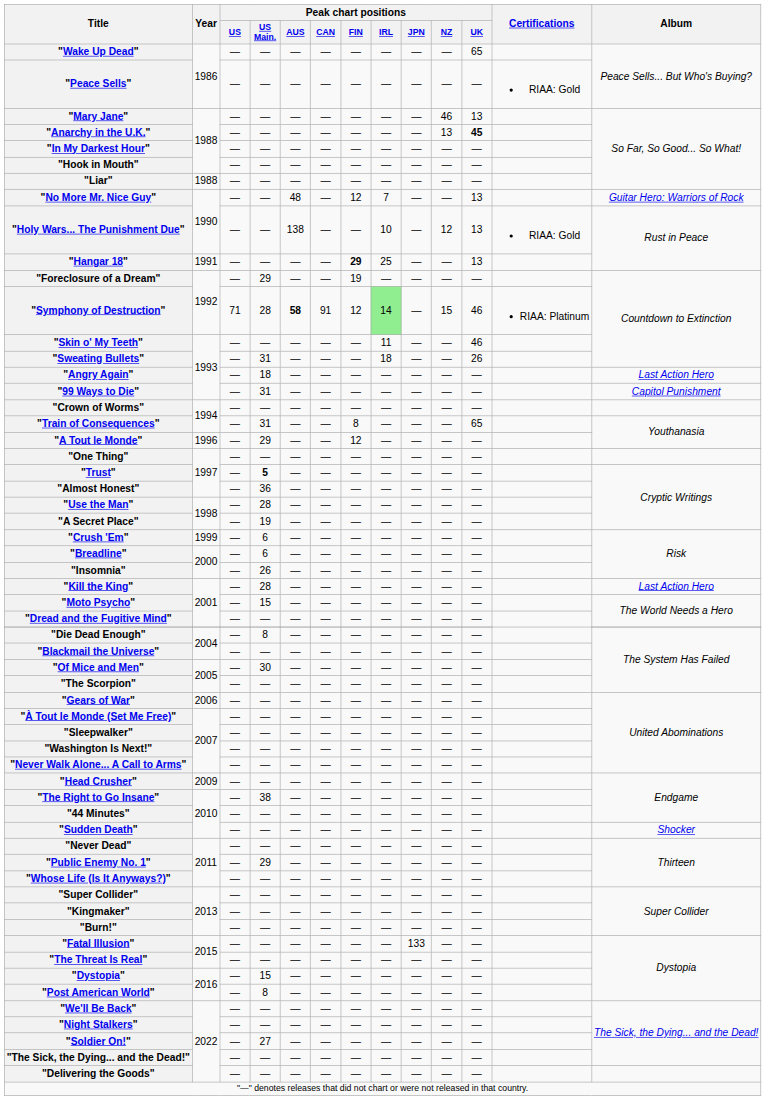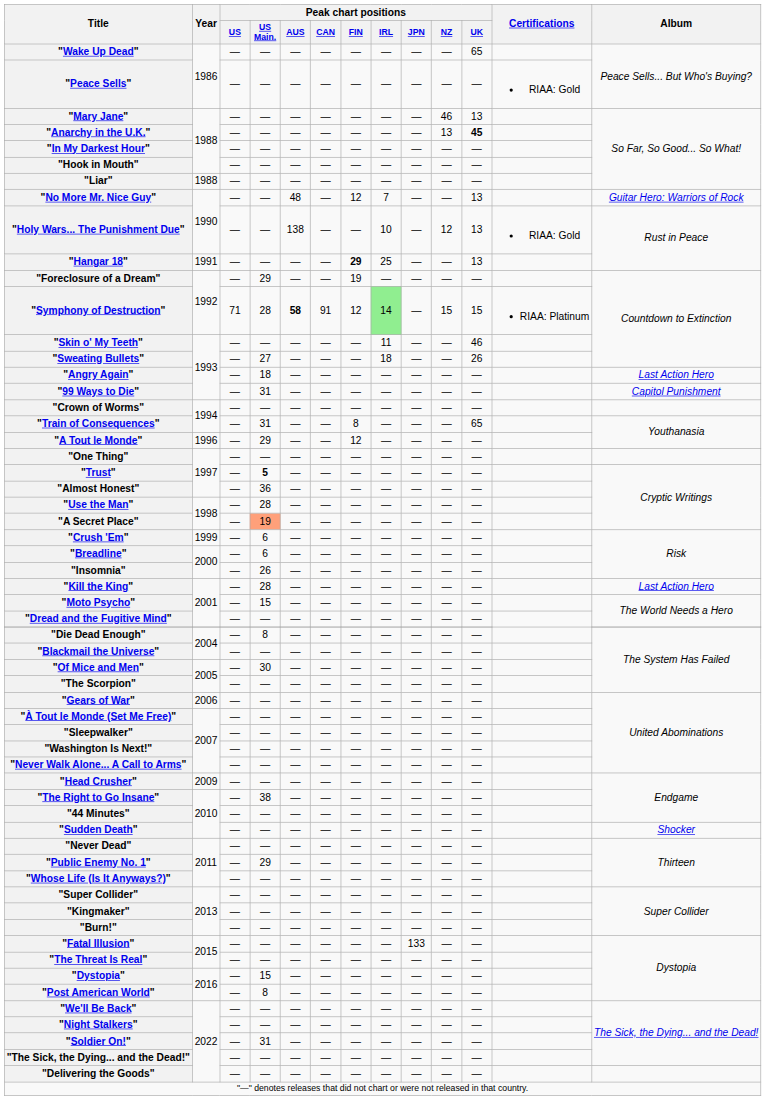(477, 310) 46 -> (477, 310) 15
(265, 359) 31 -> (265, 359) 27
(265, 521) no background -> (265, 521) lightsalmon background
(265, 1041) 27 -> (265, 1041) 31
